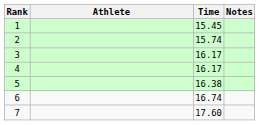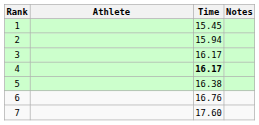(209, 40) 15.74 -> (209, 40) 15.94
(209, 69) normal -> (209, 69) bold
(209, 98) 16.74 -> (209, 98) 16.76
